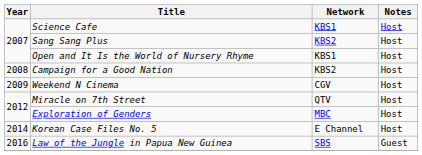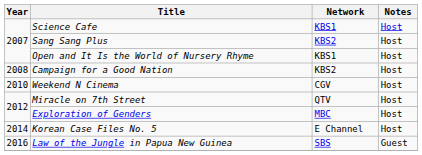(17, 85) 2009 -> (17, 85) 2010
